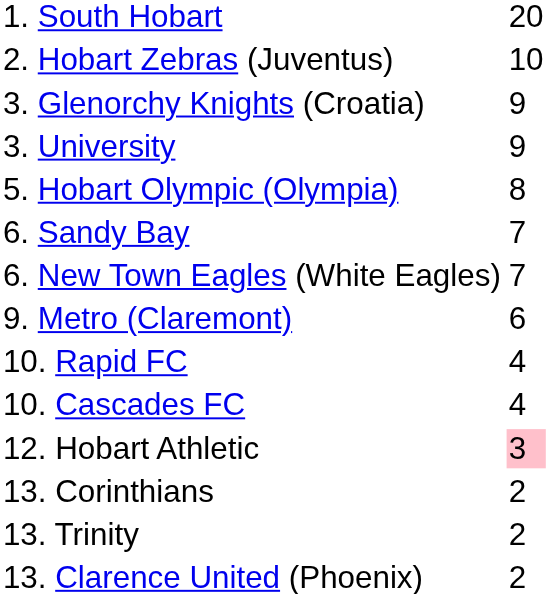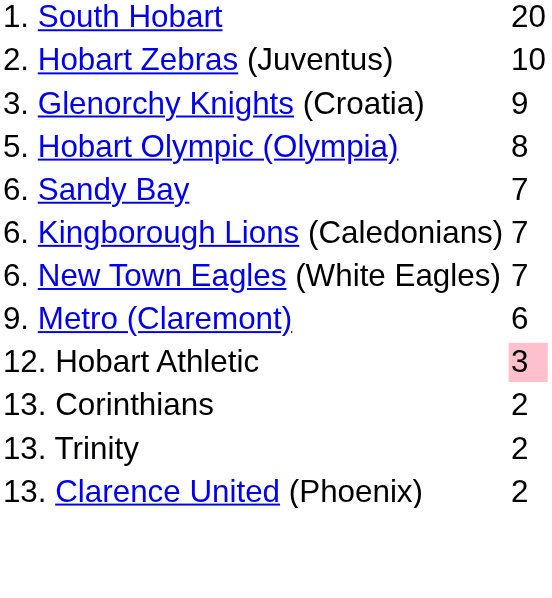- row: (89, 146)
+ row: (253, 232)
- row: (95, 362)
- row: (124, 405)
